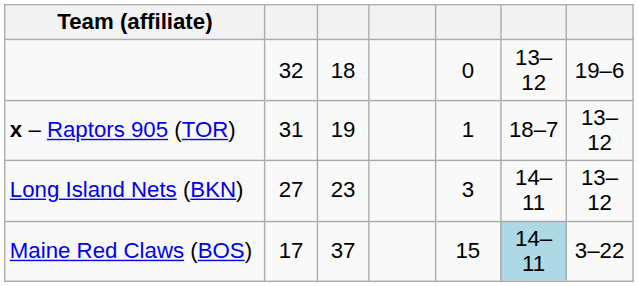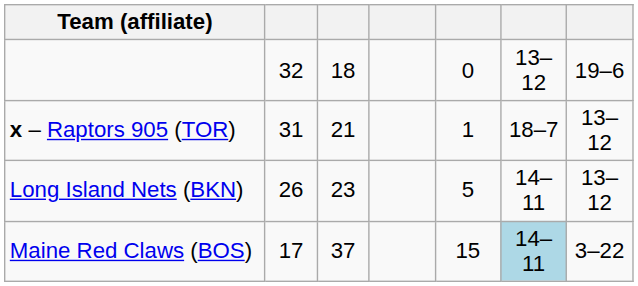(343, 130) 19 -> (343, 130) 21
(291, 190) 27 -> (291, 190) 26
(468, 190) 3 -> (468, 190) 5
